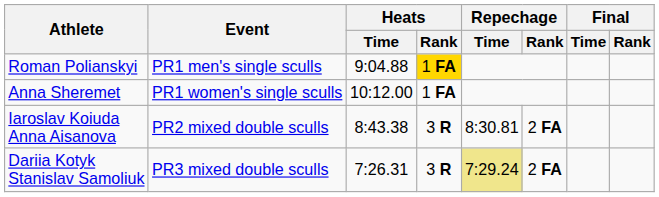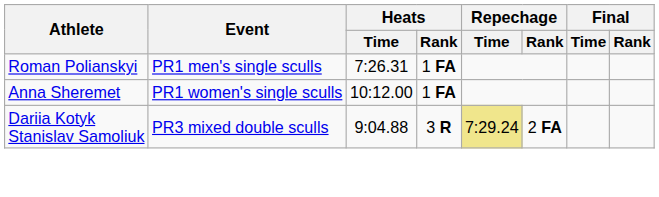(381, 67) 9:04.88 -> (381, 67) 7:26.31
(439, 67) gold background -> (439, 67) no background
- row: (64, 127)
(381, 171) 7:26.31 -> (381, 127) 9:04.88
